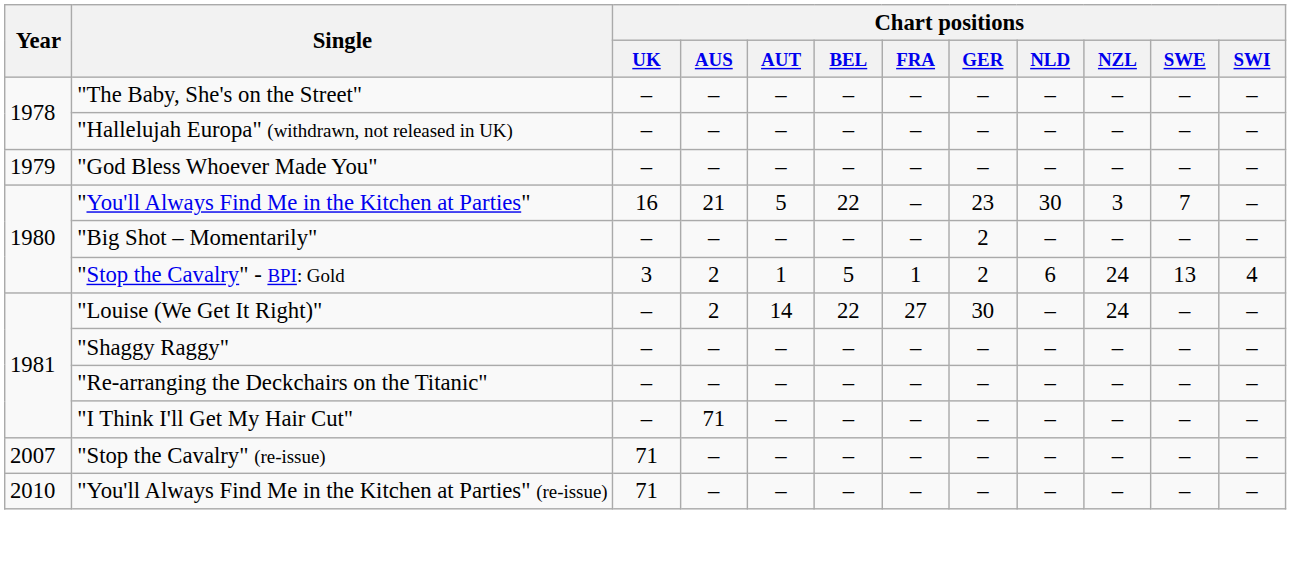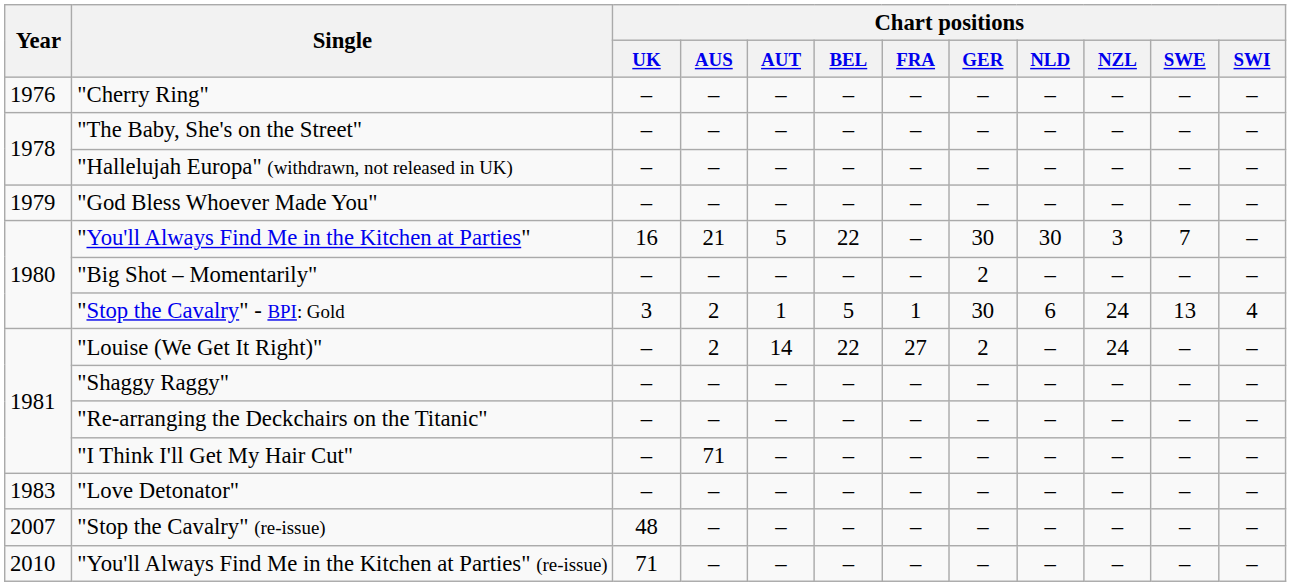+ row: (143, 94)
(983, 202) 23 -> (983, 238) 30
(983, 274) 2 -> (983, 310) 30
(983, 310) 30 -> (983, 346) 2
+ row: (158, 490)
(647, 454) 71 -> (647, 526) 48
